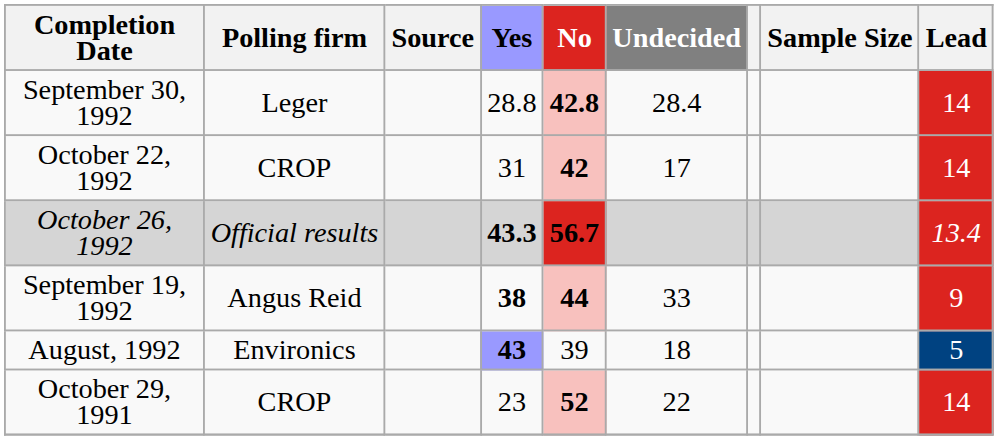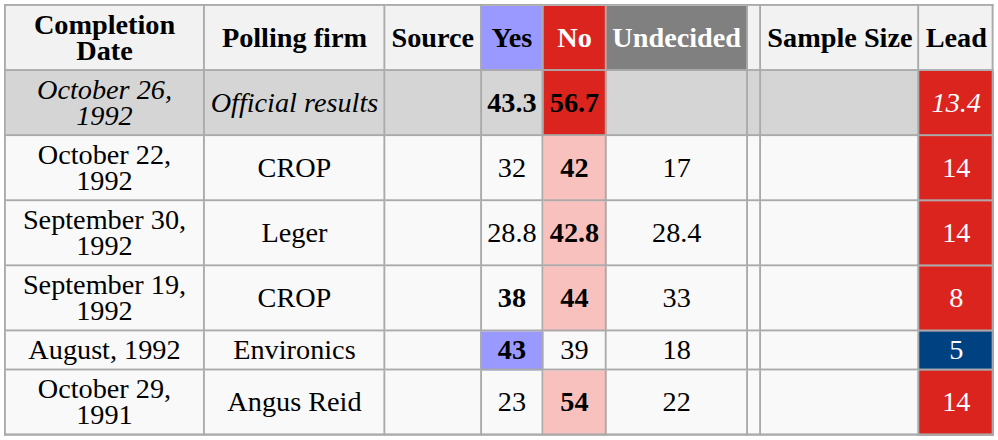rows swapped: (104, 232) <-> (104, 102)
(512, 167) 31 -> (512, 167) 32
(294, 298) Angus Reid -> (294, 298) CROP
(956, 298) 9 -> (956, 298) 8
(294, 402) CROP -> (294, 402) Angus Reid
(574, 402) 52 -> (574, 402) 54
